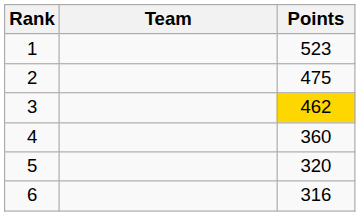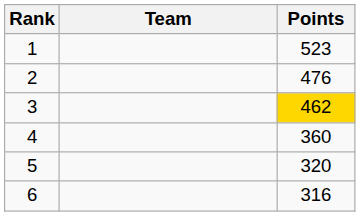(316, 78) 475 -> (316, 78) 476
